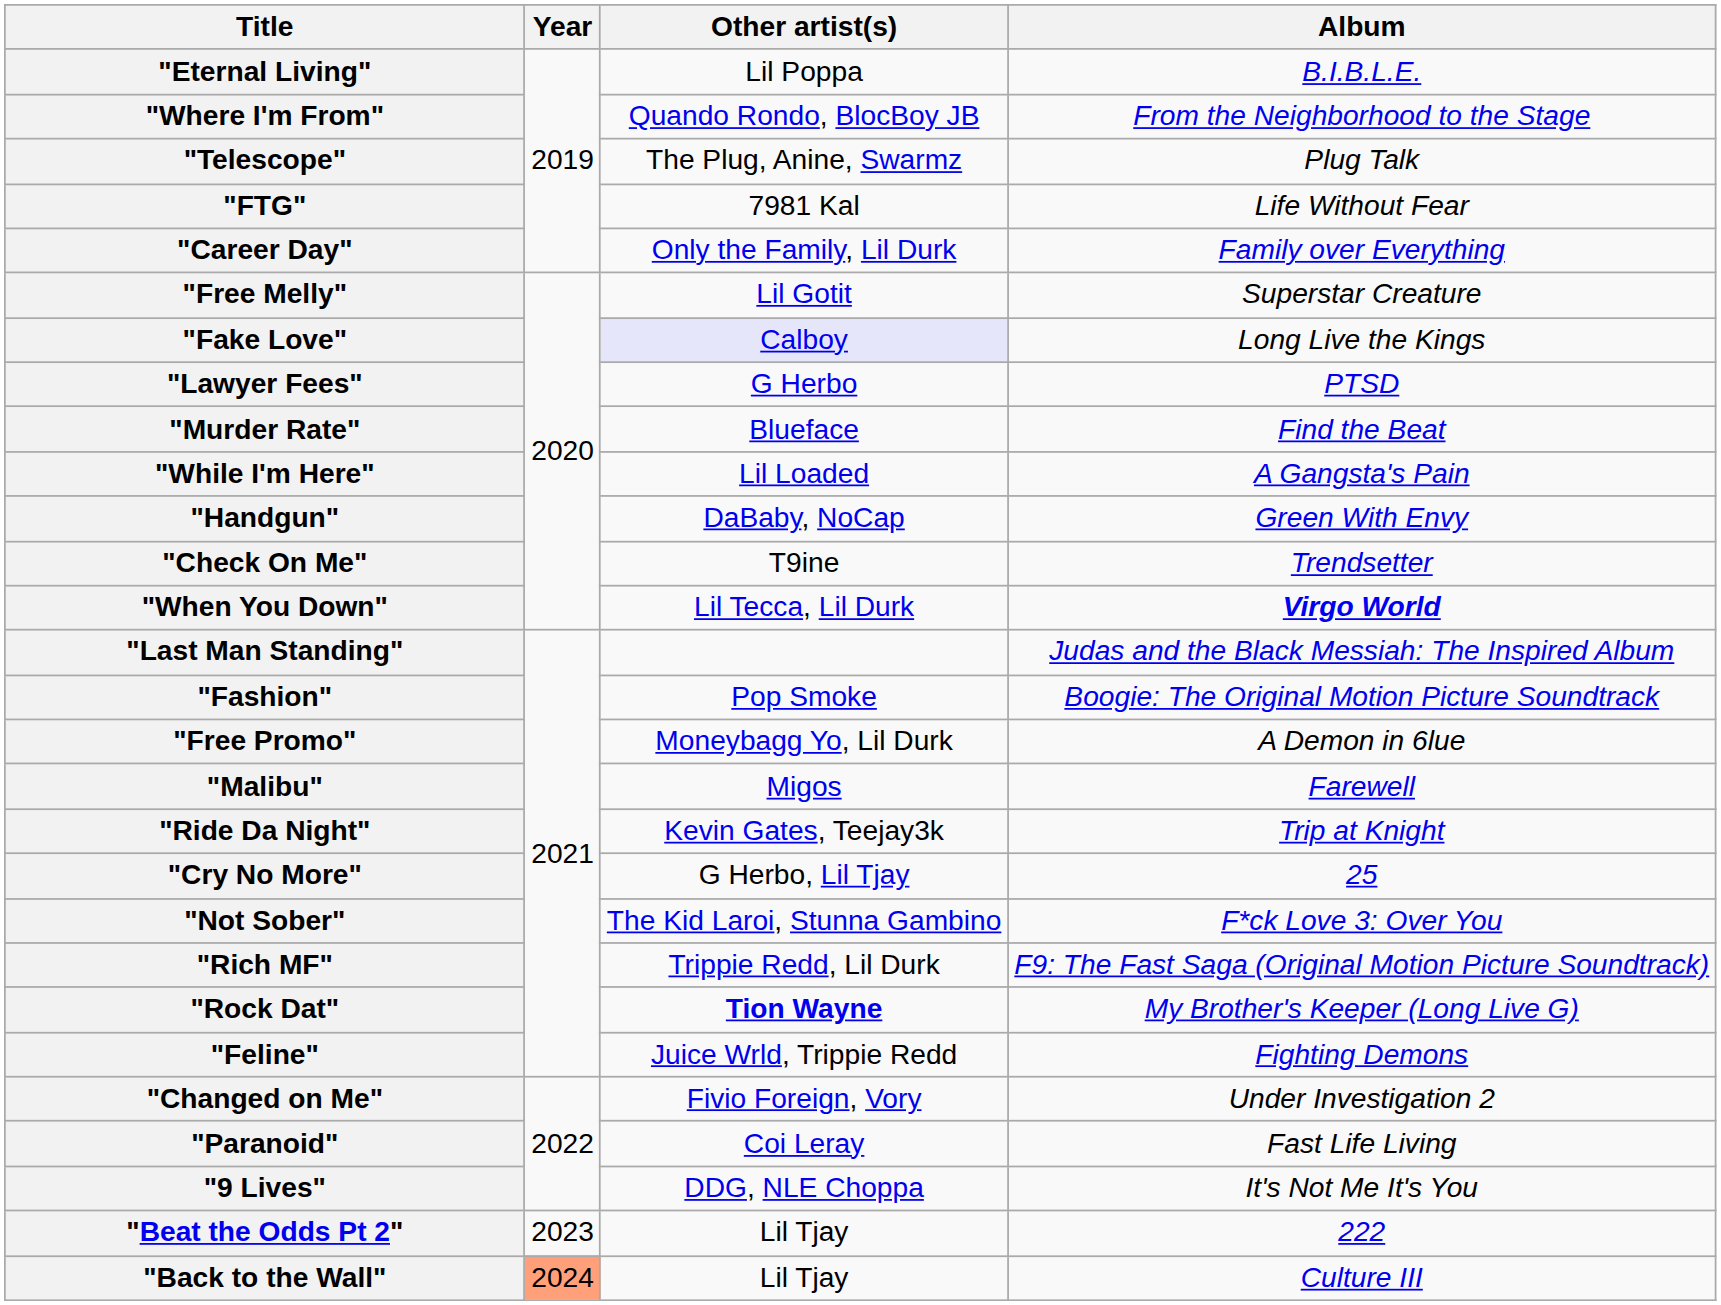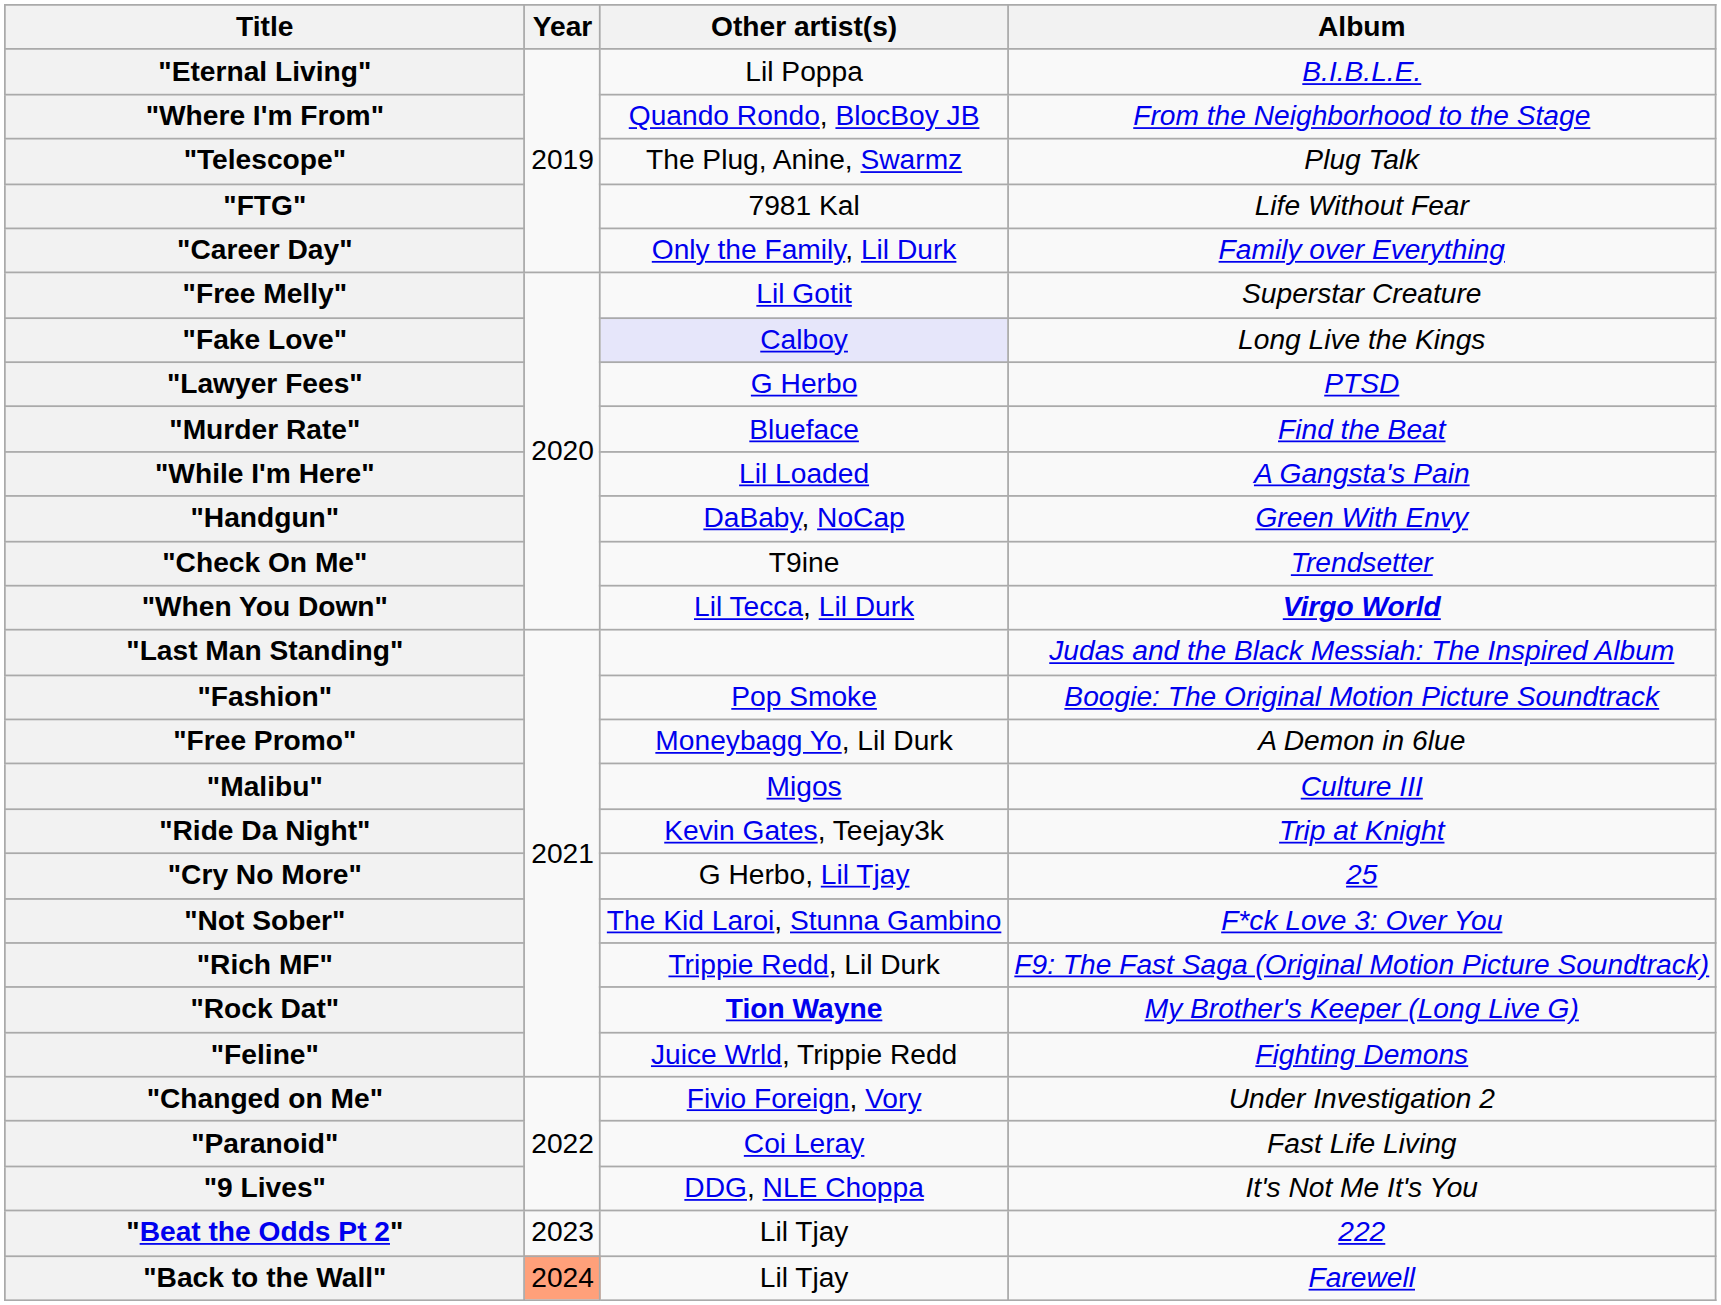(1362, 786) Farewell -> (1362, 786) Culture III
(1362, 1277) Culture III -> (1362, 1277) Farewell
